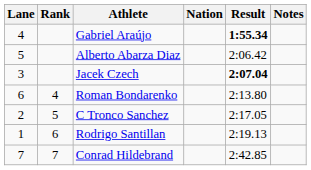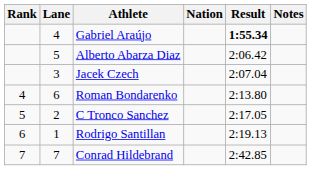columns swapped: (55, 14) <-> (21, 14)
(248, 74) bold -> (248, 74) normal
